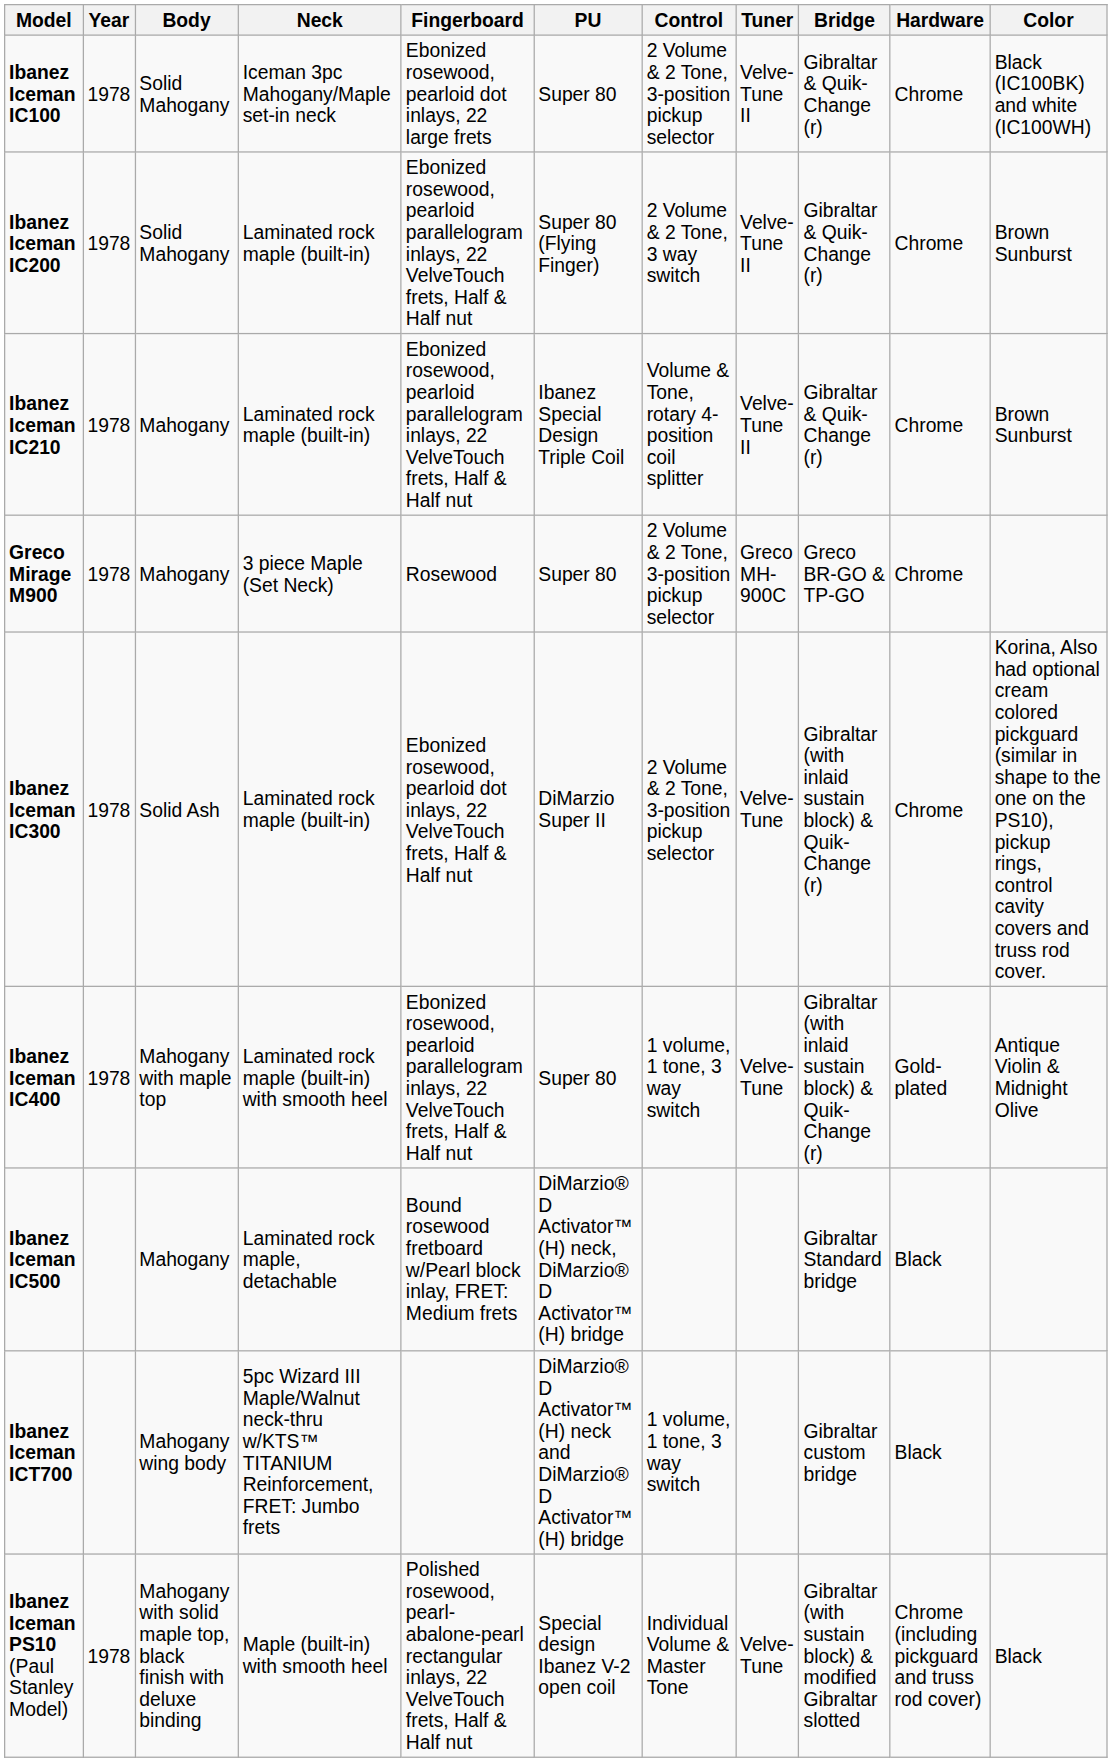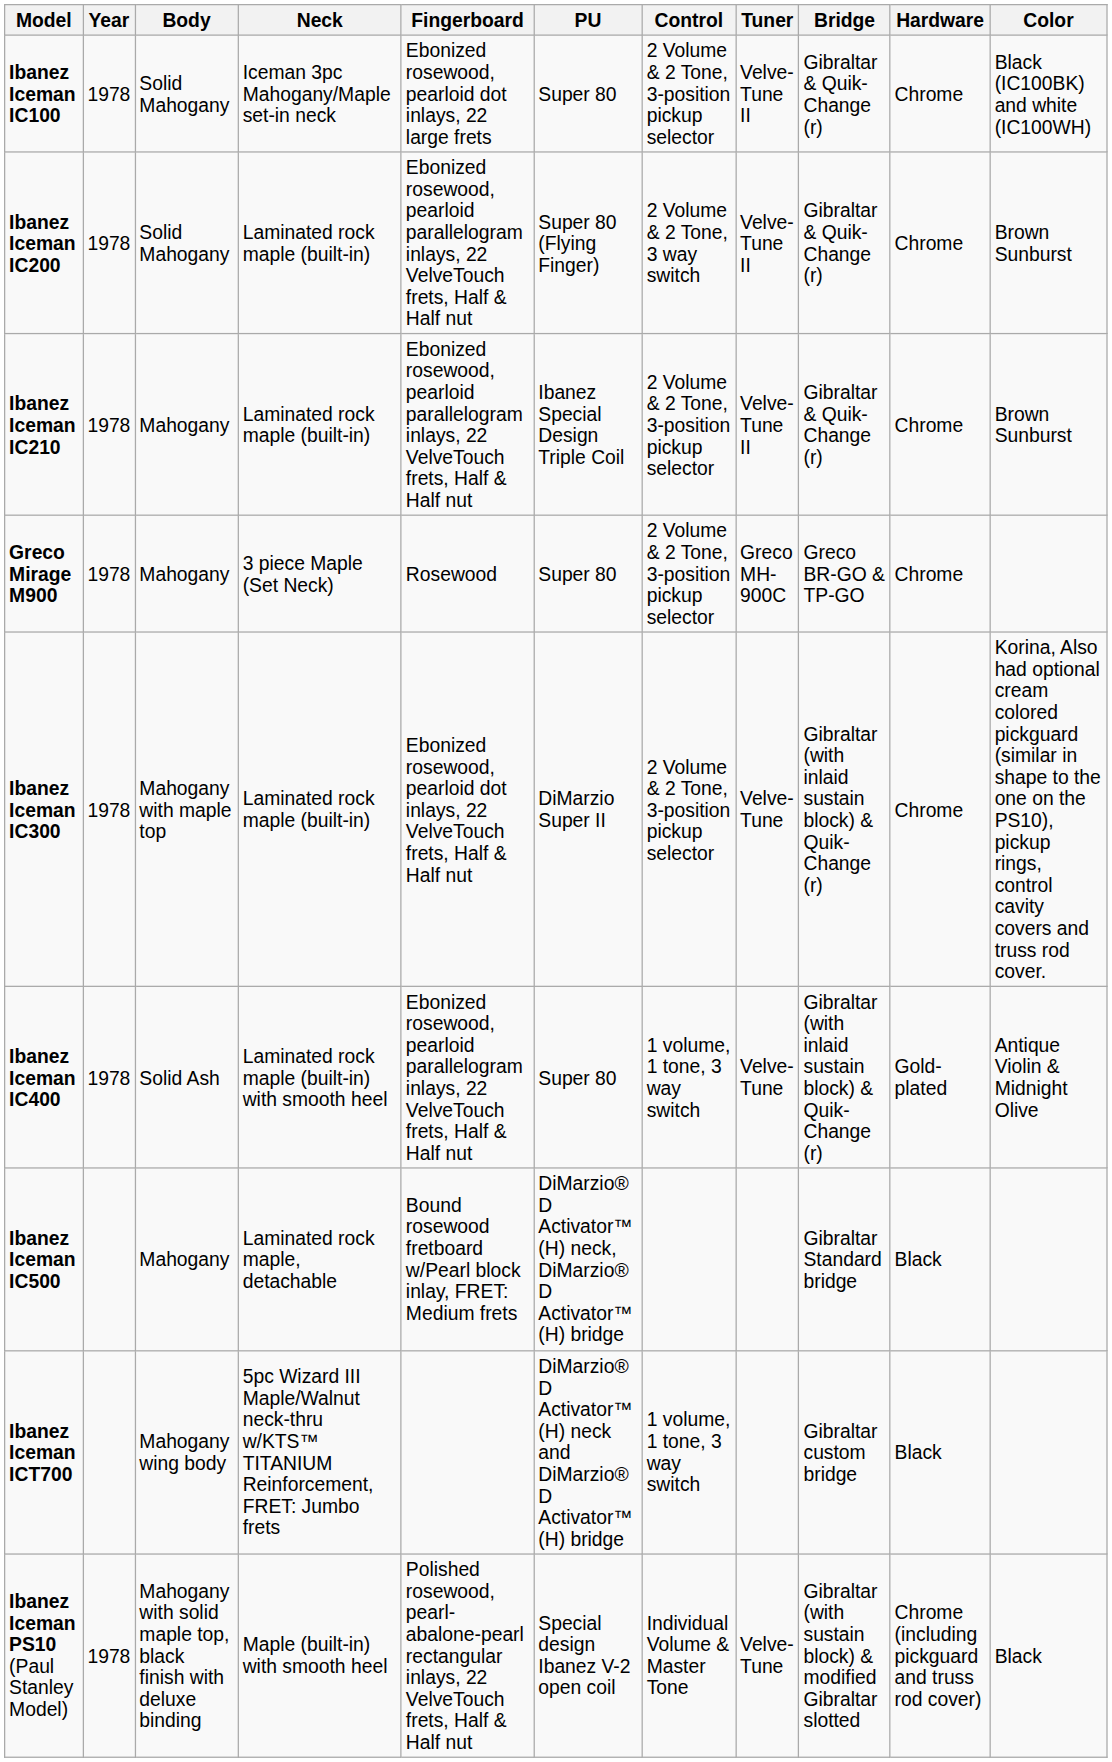(688, 425) Volume & Tone, rotary 4-position coil splitter -> (689, 425) 2 Volume & 2 Tone, 3-position pickup selector
(180, 810) Solid Ash -> (185, 810) Mahogany with maple top
(185, 1078) Mahogany with maple top -> (180, 1078) Solid Ash
